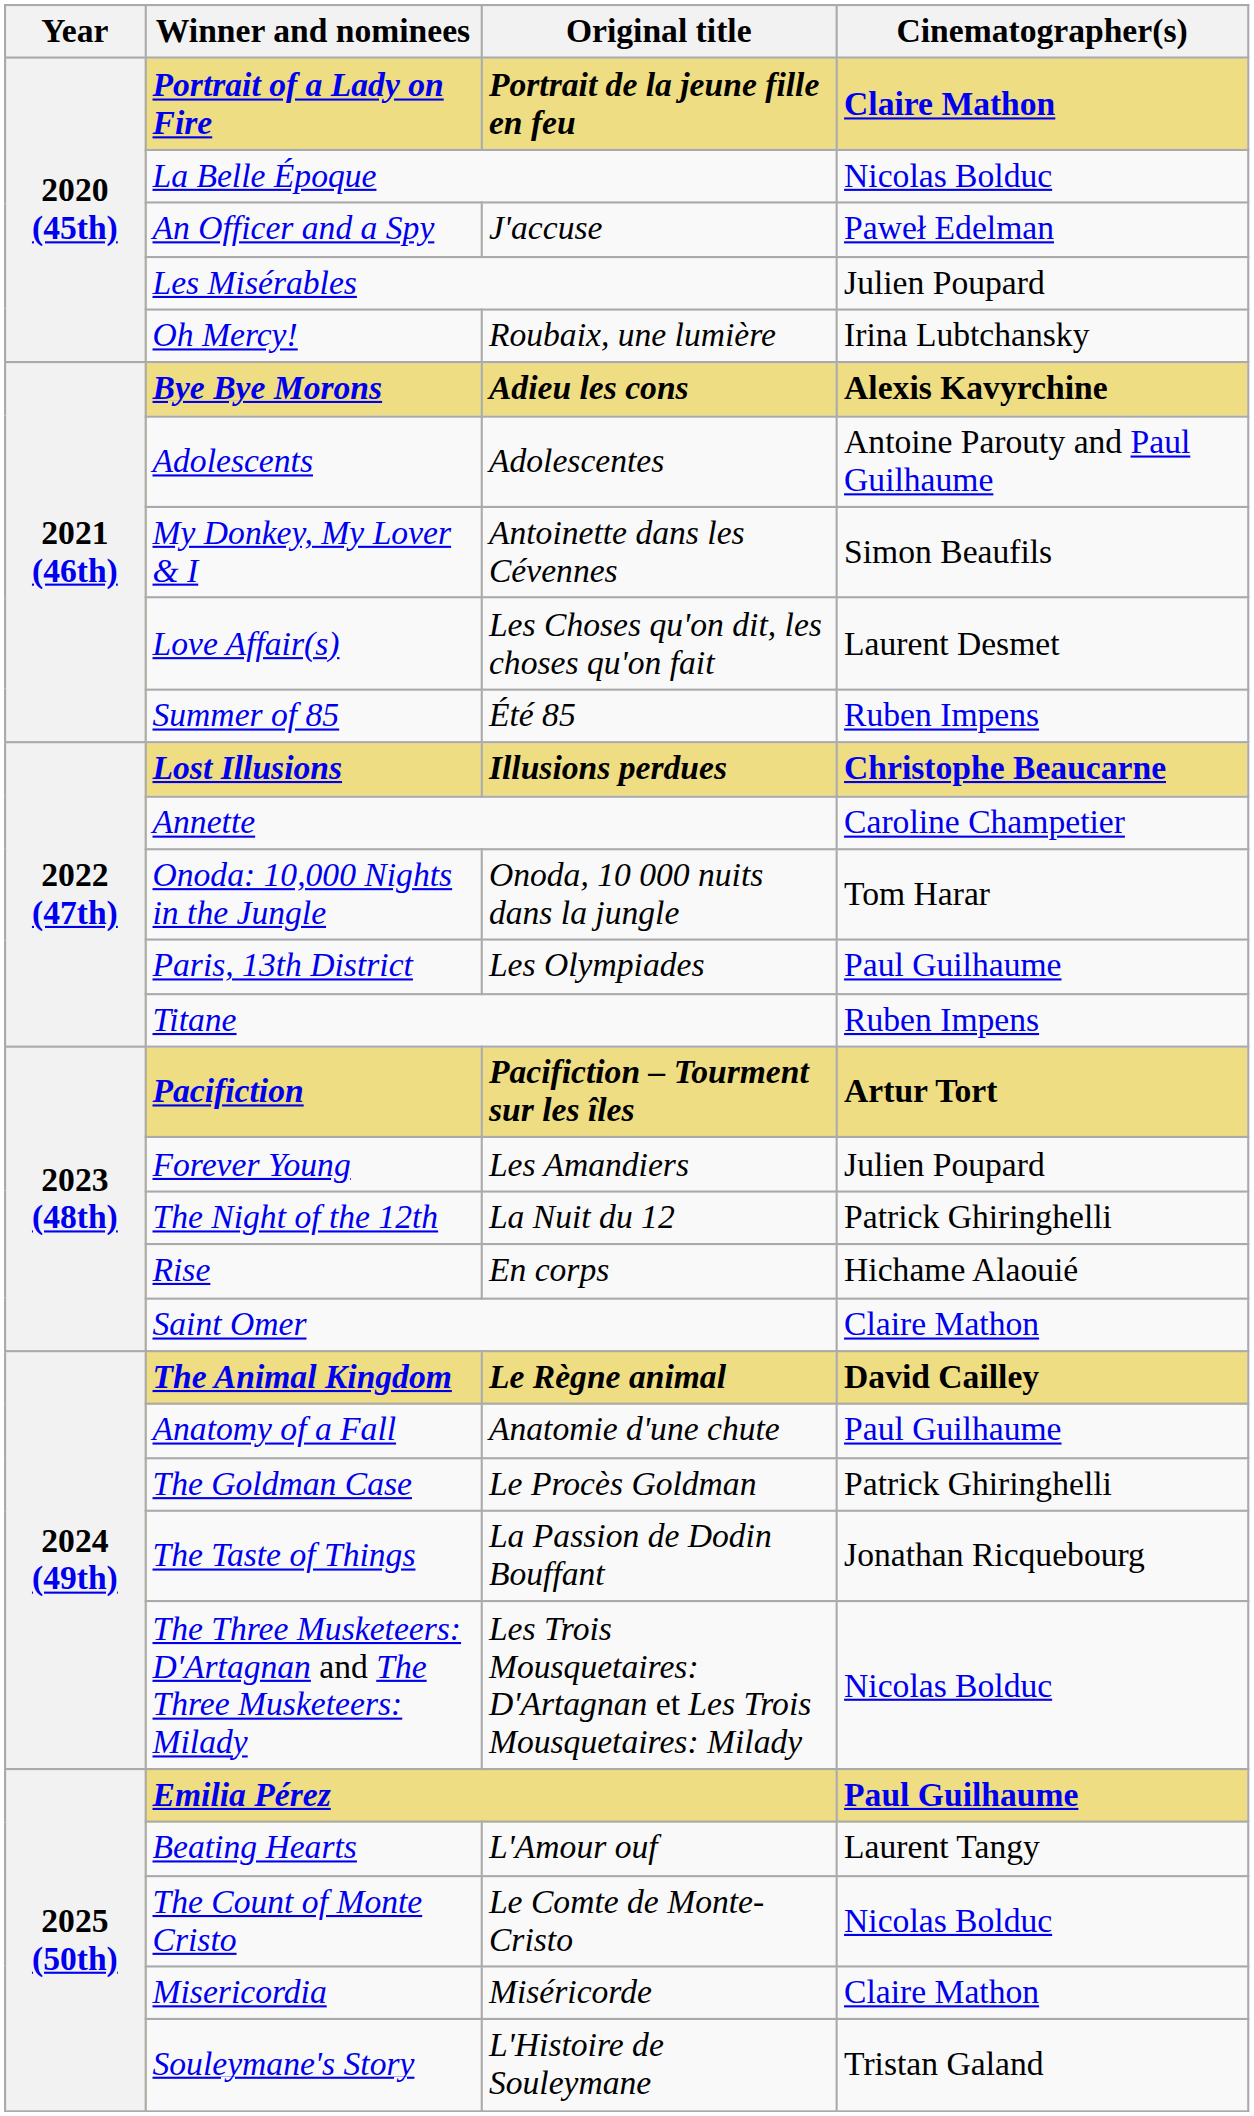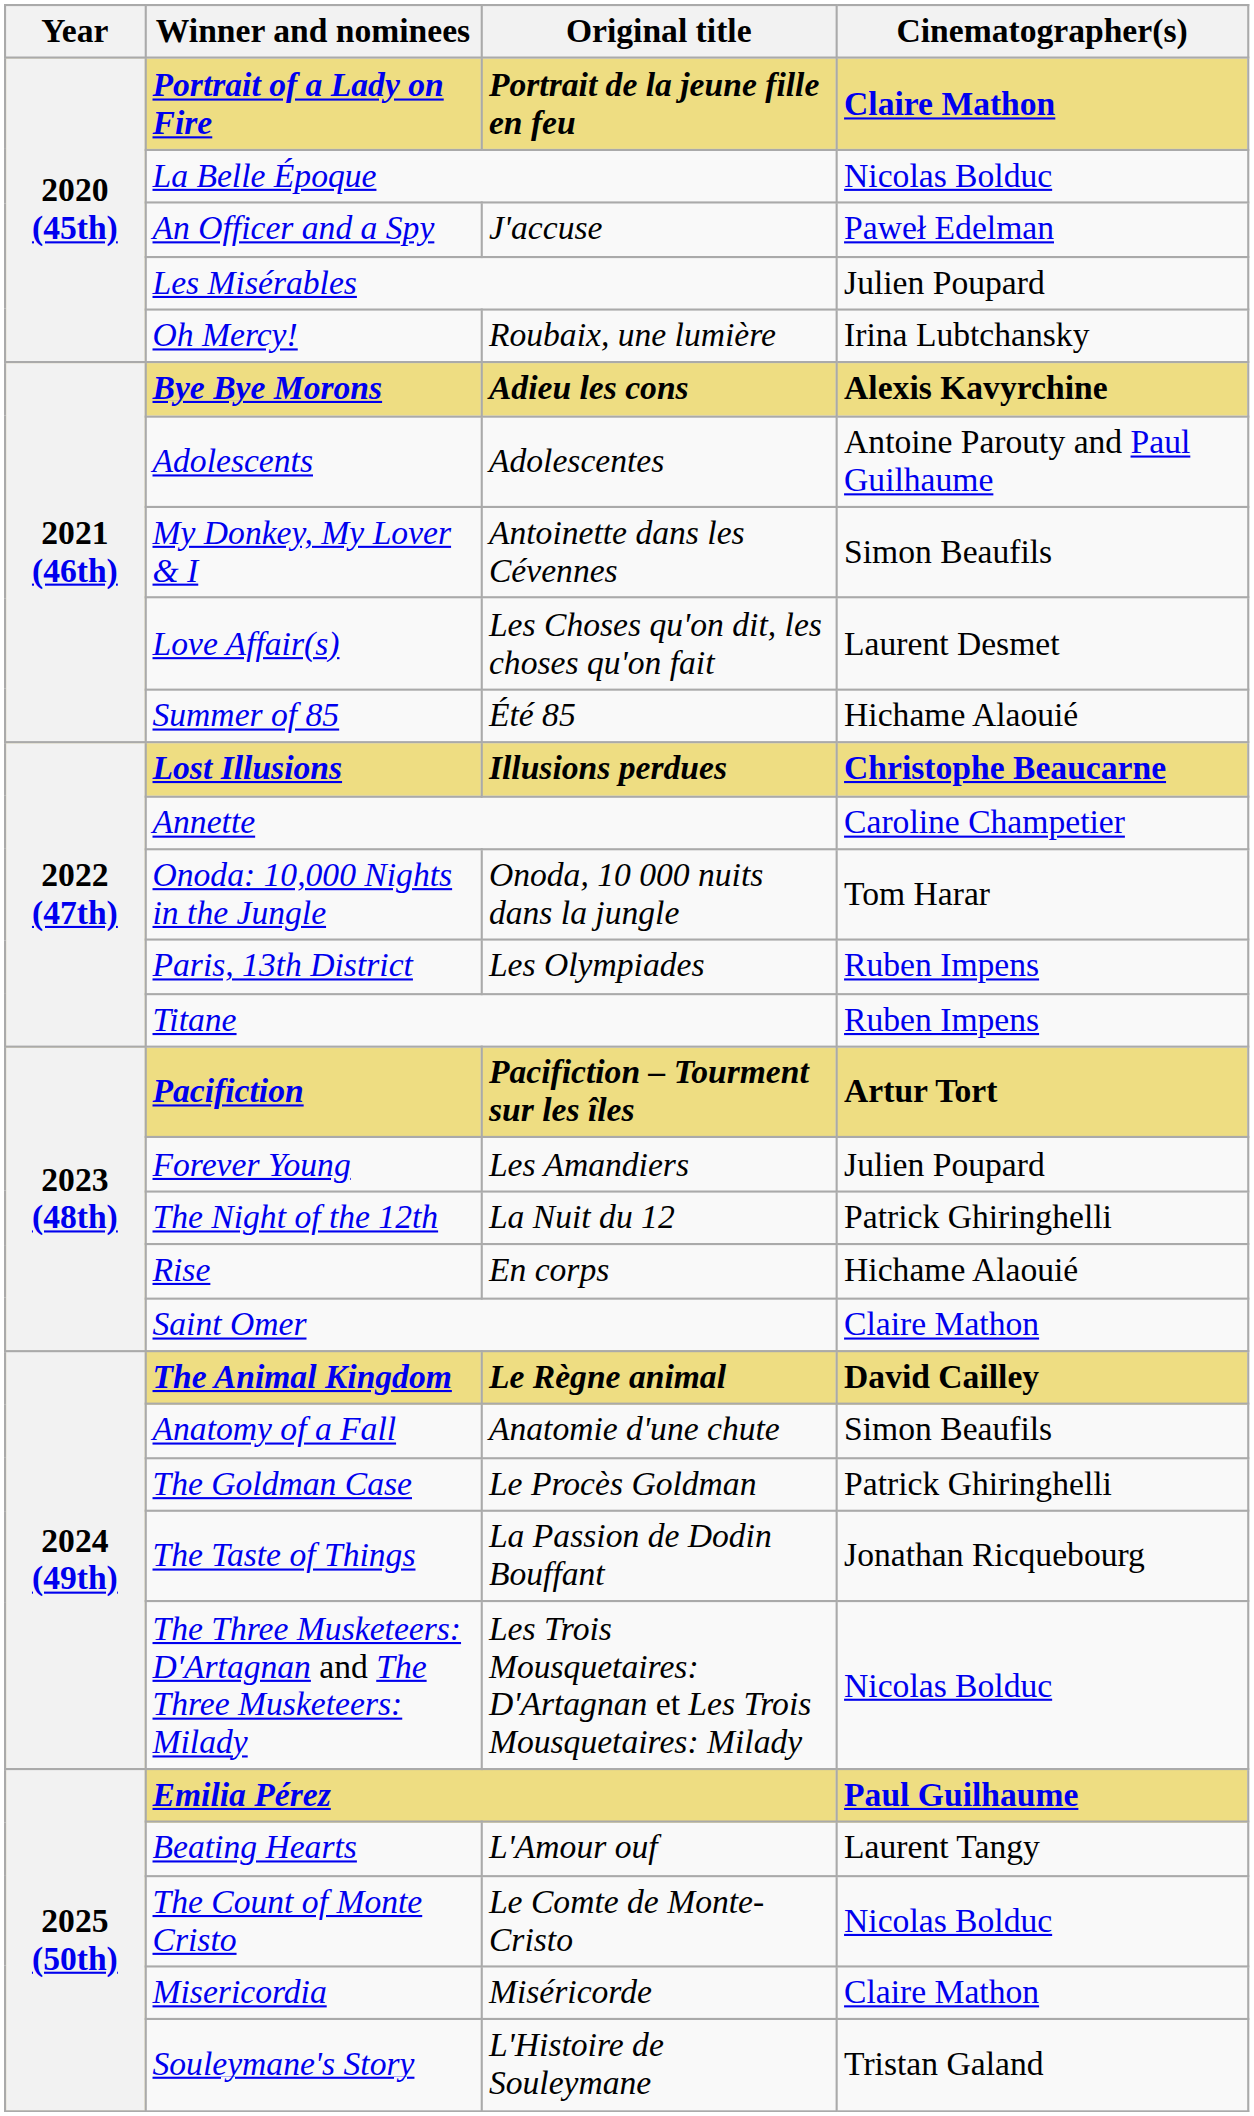(942, 715) Ruben Impens -> (961, 715) Hichame Alaouié
(953, 966) Paul Guilhaume -> (942, 966) Ruben Impens
(953, 1430) Paul Guilhaume -> (948, 1430) Simon Beaufils
